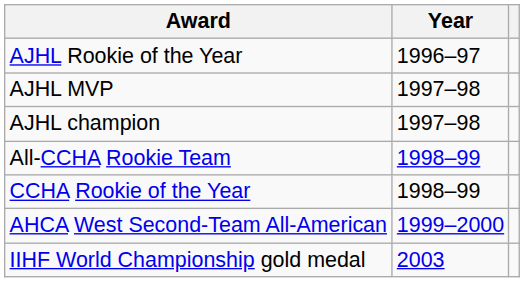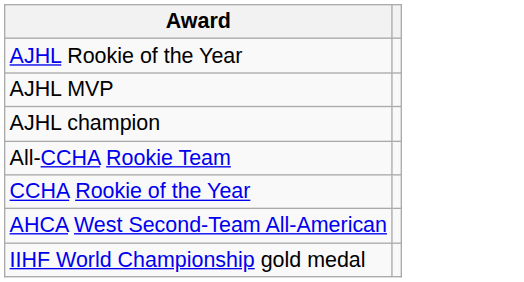- column: (451, 21)
